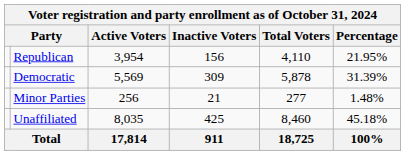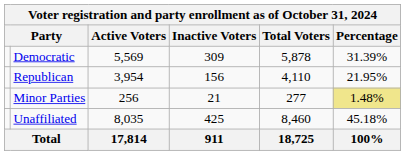rows swapped: (44, 77) <-> (43, 56)
(367, 98) no background -> (367, 98) khaki background
